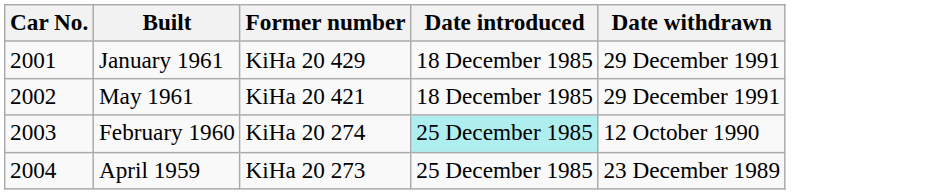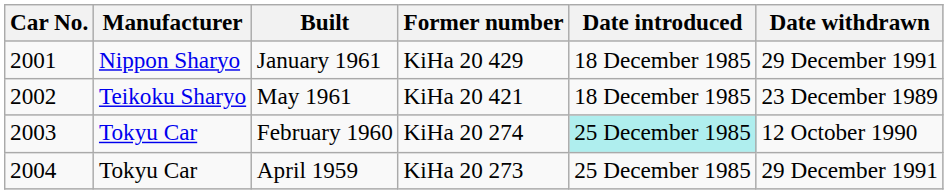+ column: (173, 22)
(692, 96) 29 December 1991 -> (850, 96) 23 December 1989
(692, 170) 23 December 1989 -> (850, 170) 29 December 1991
